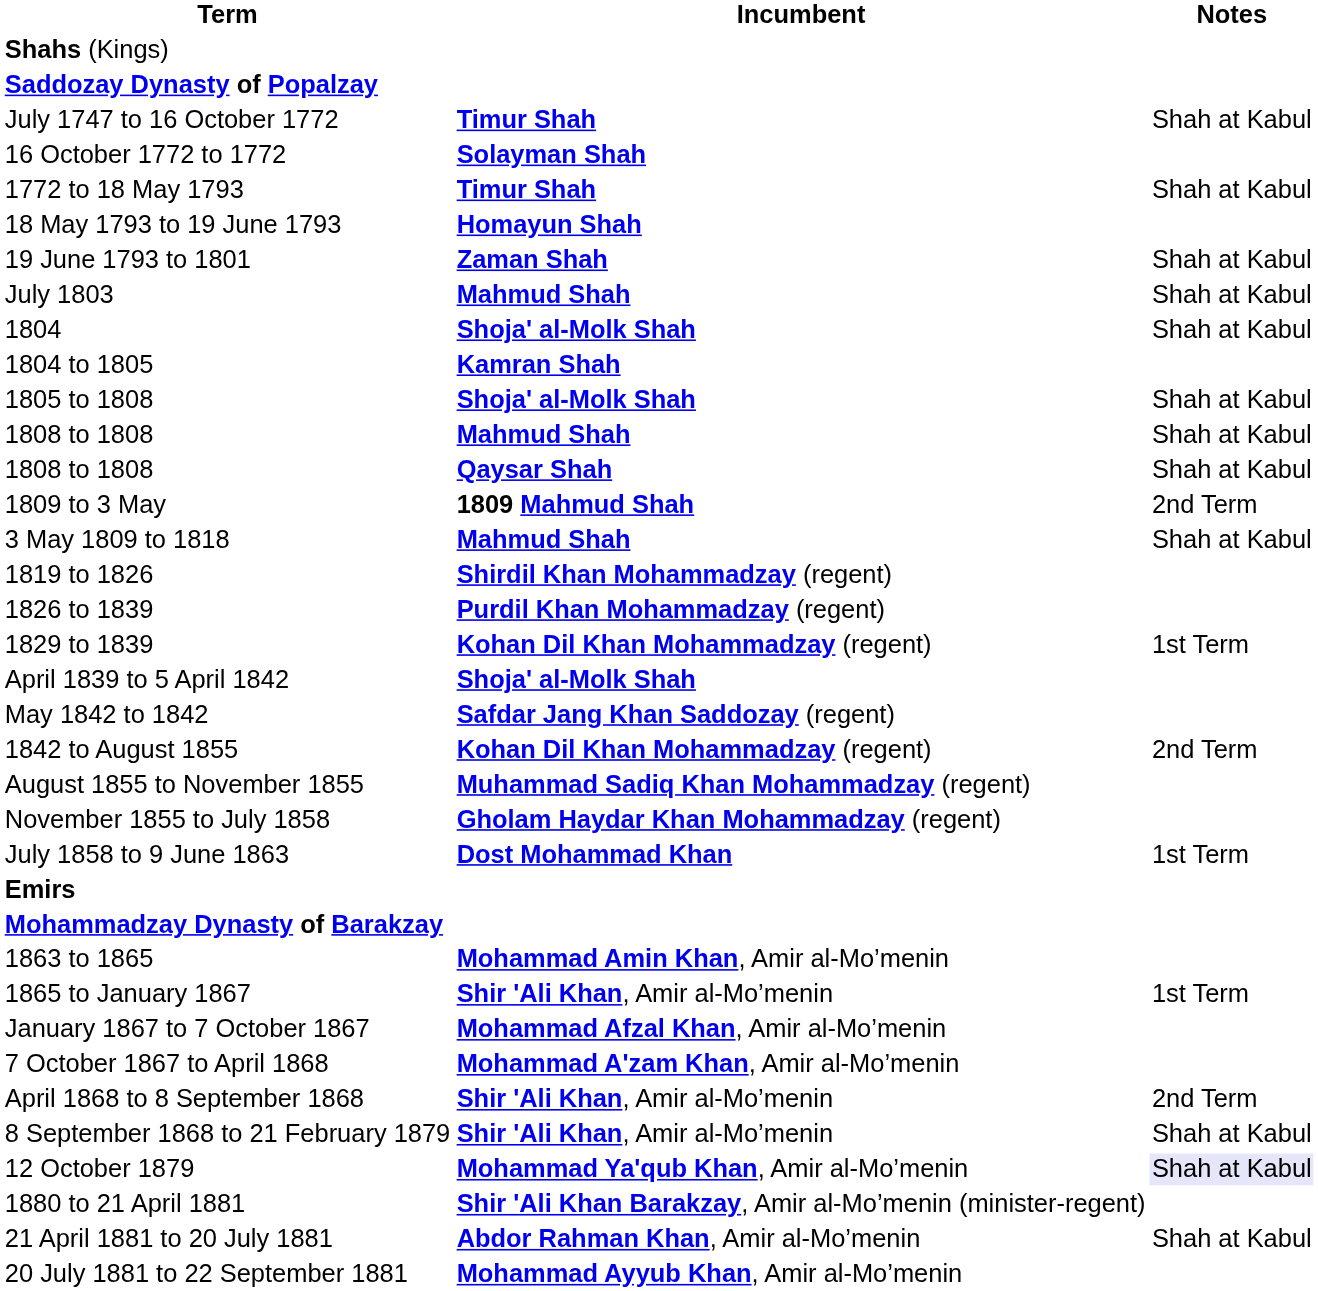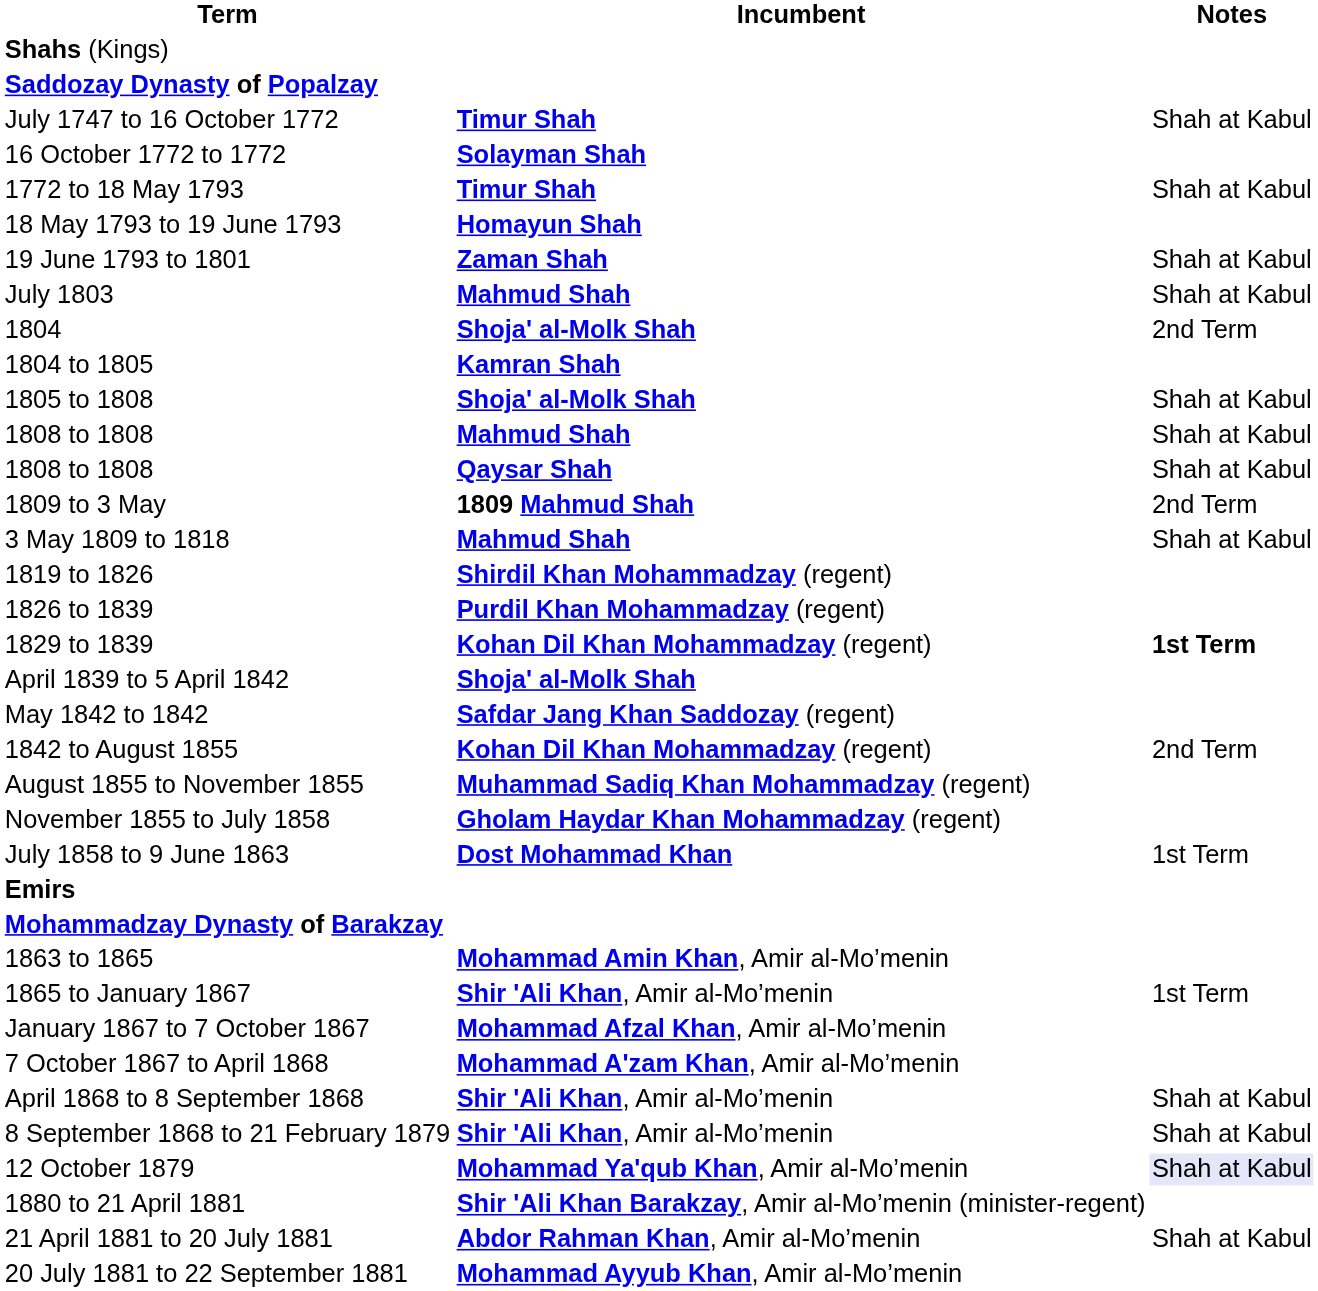(1232, 329) Shah at Kabul -> (1205, 329) 2nd Term
(1200, 644) normal -> (1204, 644) bold
(1205, 1099) 2nd Term -> (1232, 1099) Shah at Kabul
